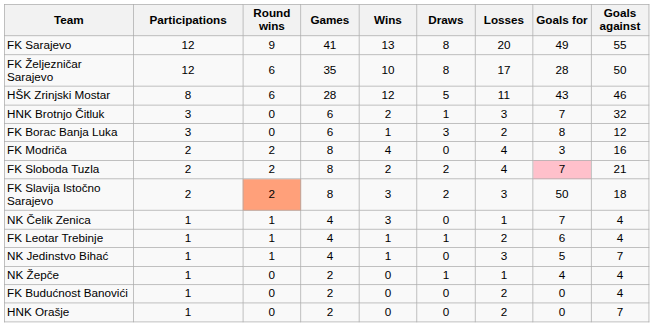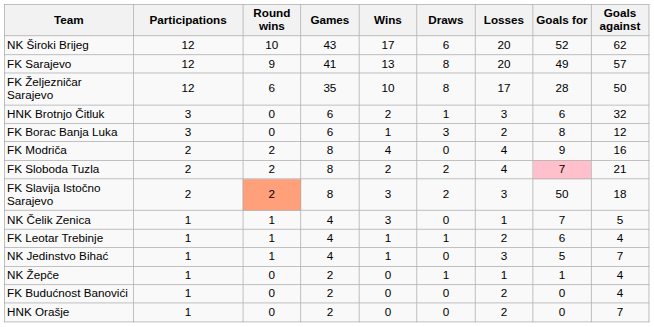+ row: (48, 45)
(620, 45) 55 -> (620, 63) 57
- row: (59, 95)
(562, 114) 7 -> (562, 114) 6
(562, 151) 3 -> (562, 151) 9
(620, 219) 4 -> (620, 219) 5
(562, 275) 4 -> (562, 275) 1
